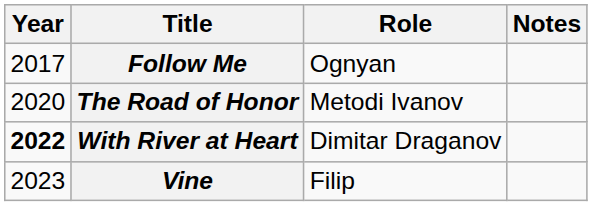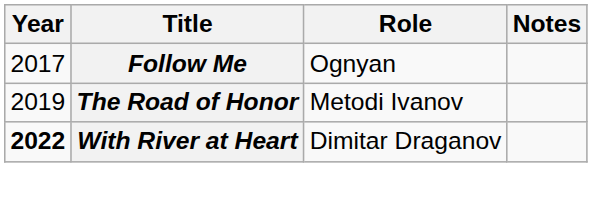(38, 102) 2020 -> (38, 102) 2019
- row: (187, 180)
